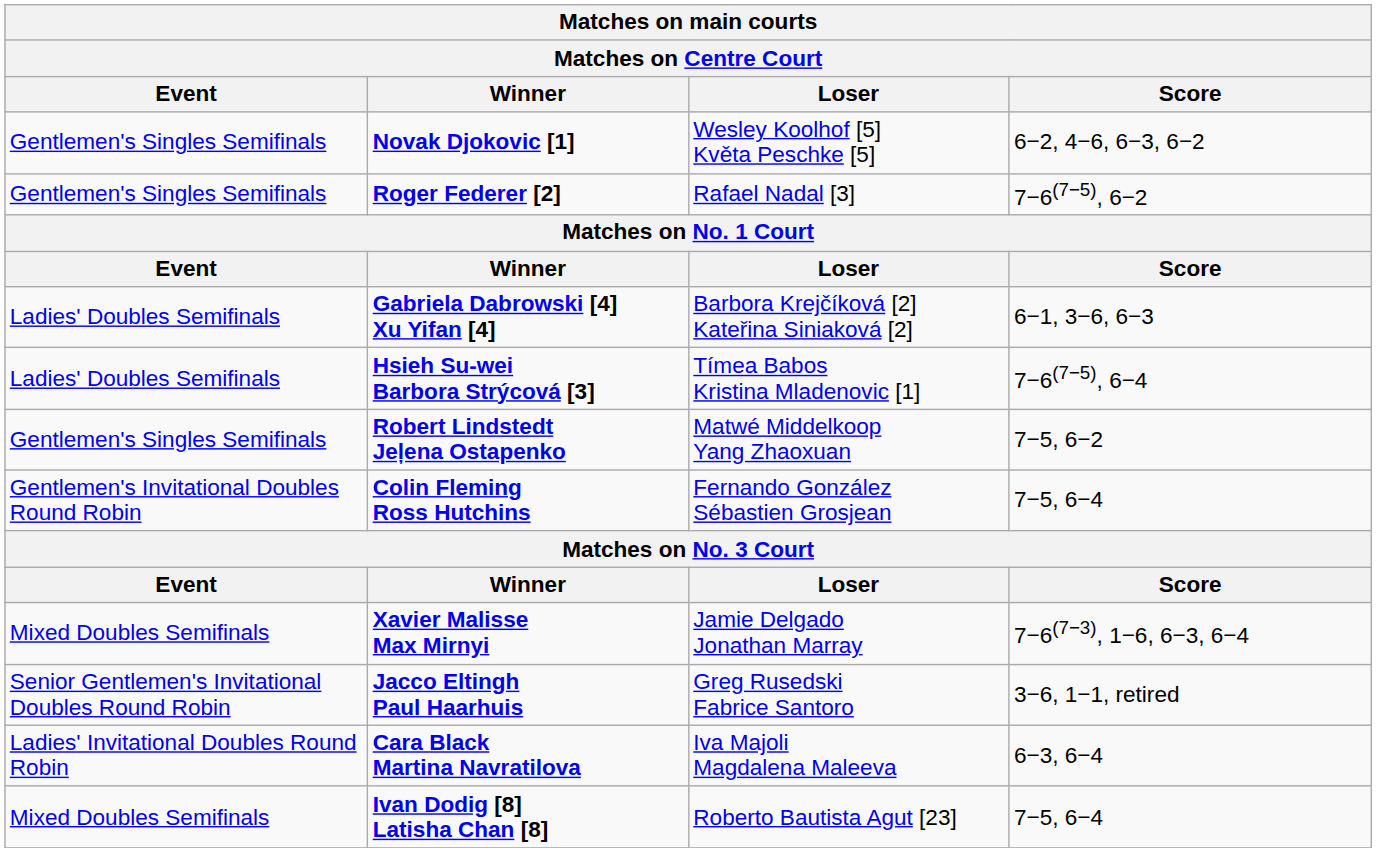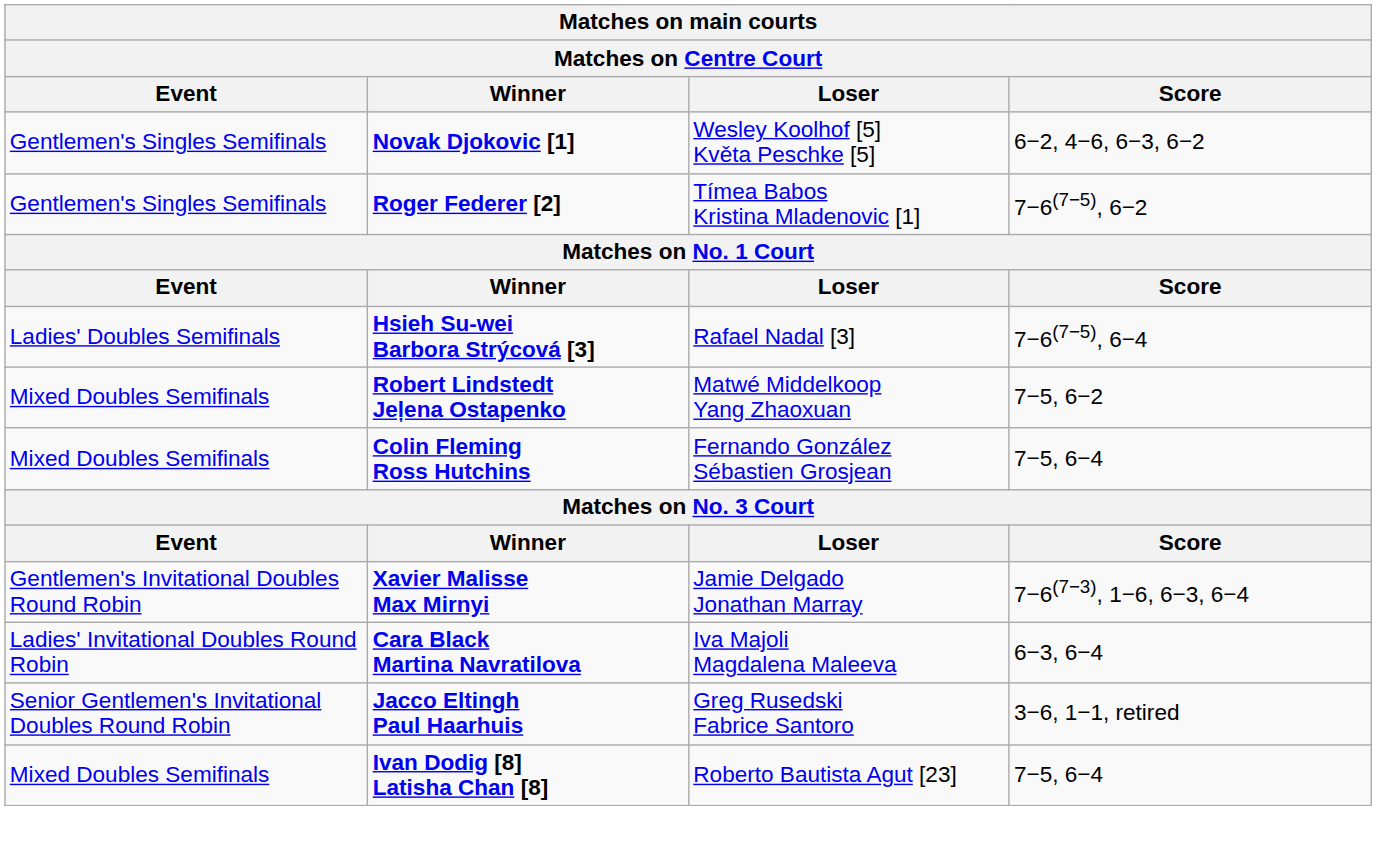(774, 193) Rafael Nadal [3] -> (807, 203) Tímea Babos Kristina Mladenovic [1]
- row: (495, 317)
(807, 378) Tímea Babos Kristina Mladenovic [1] -> (774, 336) Rafael Nadal [3]
(168, 439) Gentlemen's Singles Semifinals -> (140, 397) Mixed Doubles Semifinals
(174, 500) Gentlemen's Invitational Doubles Round Robin -> (140, 458) Mixed Doubles Semifinals
(140, 633) Mixed Doubles Semifinals -> (174, 591) Gentlemen's Invitational Doubles Round Robin
rows swapped: (448, 694) <-> (477, 755)
